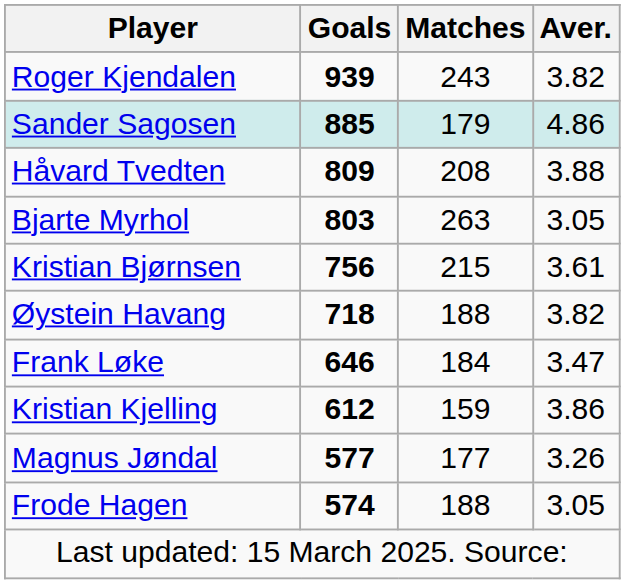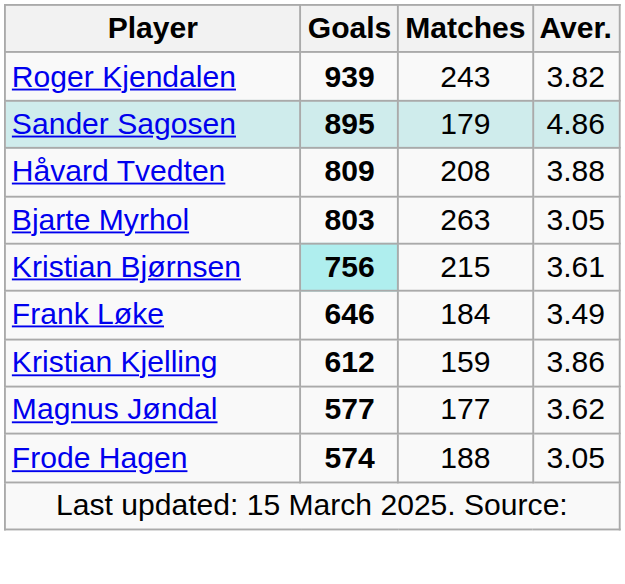(350, 123) 885 -> (350, 123) 895
(350, 266) no background -> (350, 266) paleturquoise background
- row: (119, 314)
(576, 362) 3.47 -> (576, 314) 3.49
(576, 457) 3.26 -> (576, 409) 3.62
